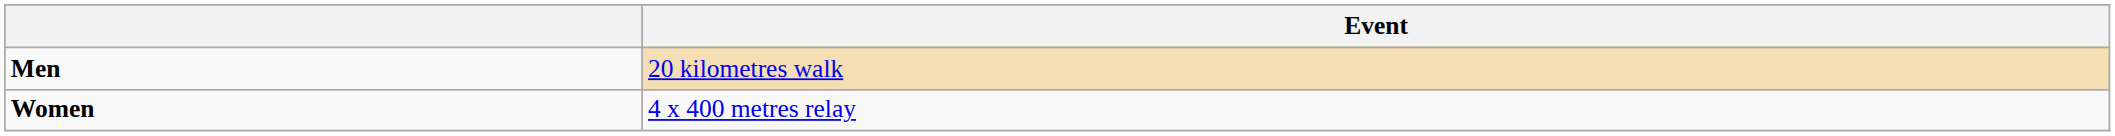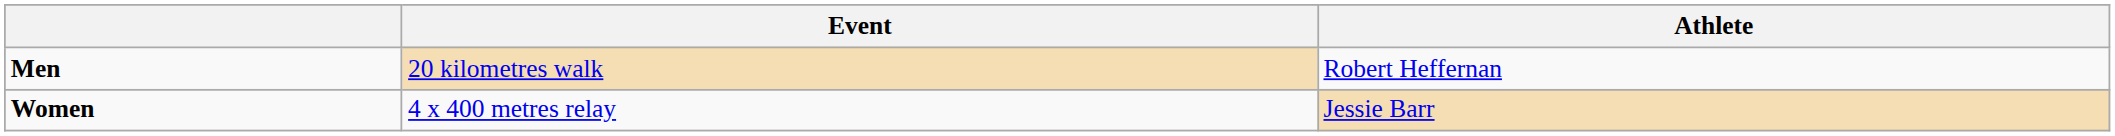+ column: (1714, 25)
